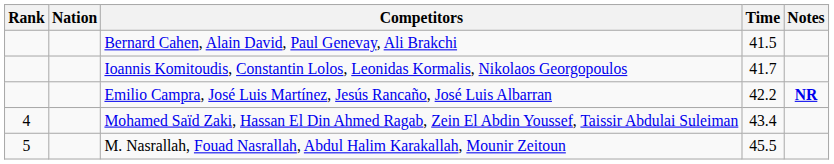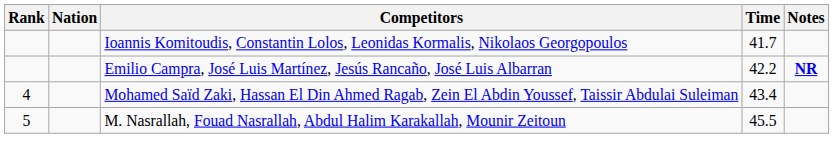- row: (281, 43)
